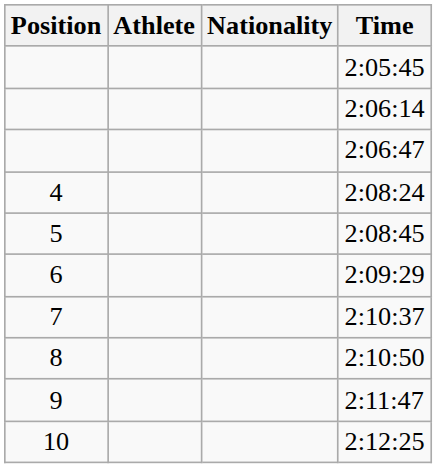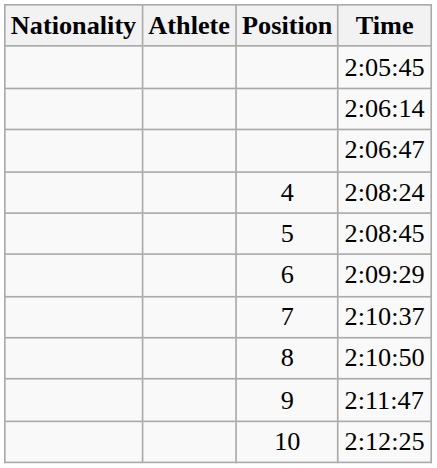columns swapped: (56, 25) <-> (270, 25)
